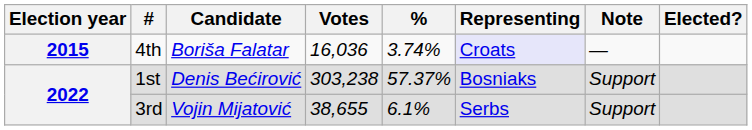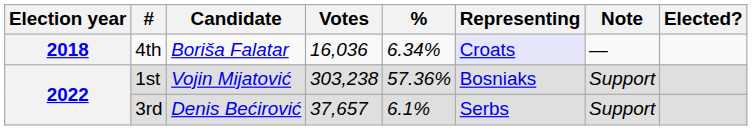(68, 49) 2015 -> (68, 49) 2018
(414, 49) 3.74% -> (414, 49) 6.34%
(236, 79) Denis Bećirović -> (231, 79) Vojin Mijatović
(419, 79) 57.37% -> (419, 79) 57.36%
(231, 109) Vojin Mijatović -> (236, 109) Denis Bećirović
(339, 109) 38,655 -> (339, 109) 37,657
